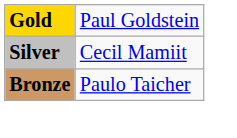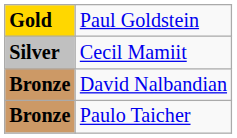+ row: (153, 84)
